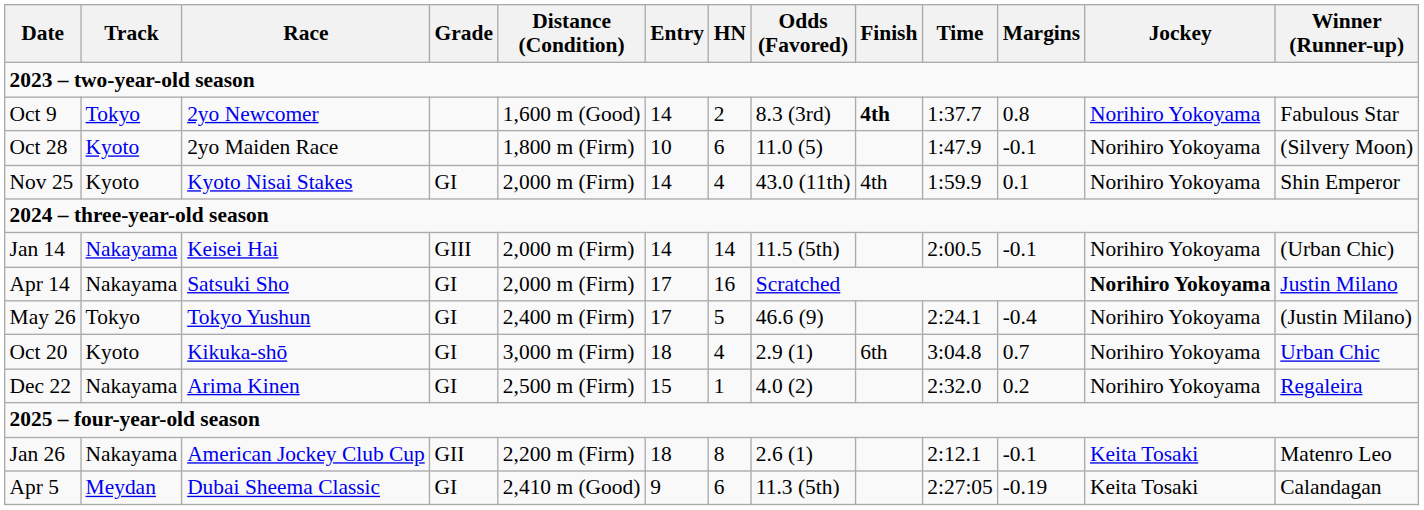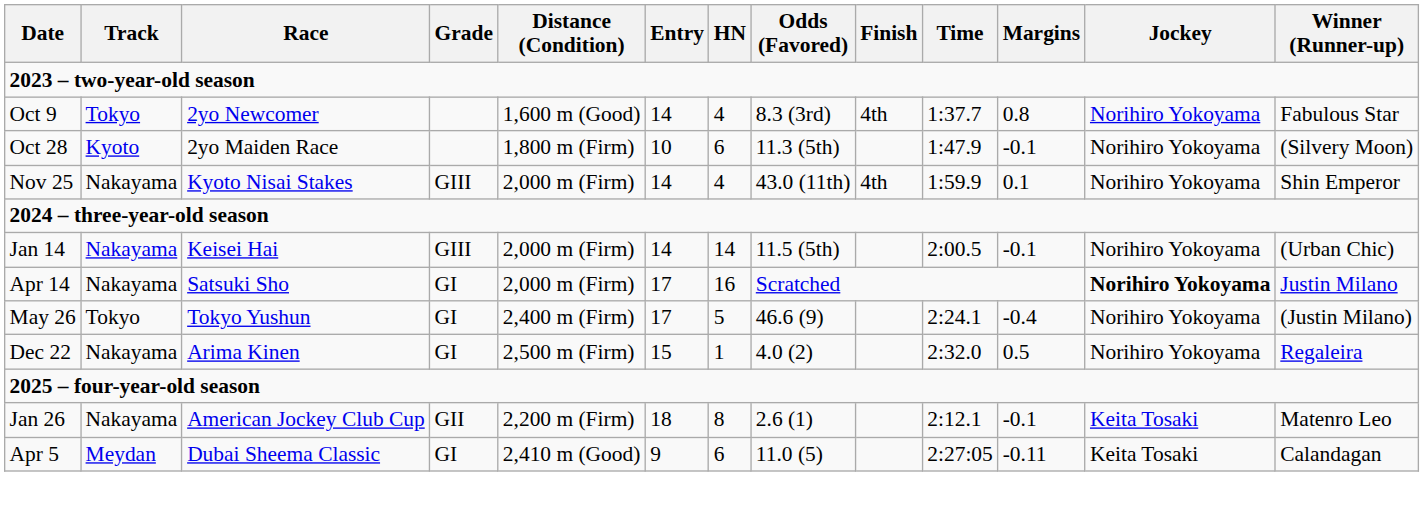(719, 113) 2 -> (719, 113) 4
(875, 113) bold -> (874, 113) normal
(789, 147) 11.0 (5) -> (798, 147) 11.3 (5th)
(112, 181) Kyoto -> (131, 181) Nakayama
(446, 181) GI -> (453, 181) GIII
- row: (38, 351)
(1016, 385) 0.2 -> (1016, 351) 0.5
(798, 487) 11.3 (5th) -> (789, 453) 11.0 (5)
(1025, 487) -0.19 -> (1025, 453) -0.11
